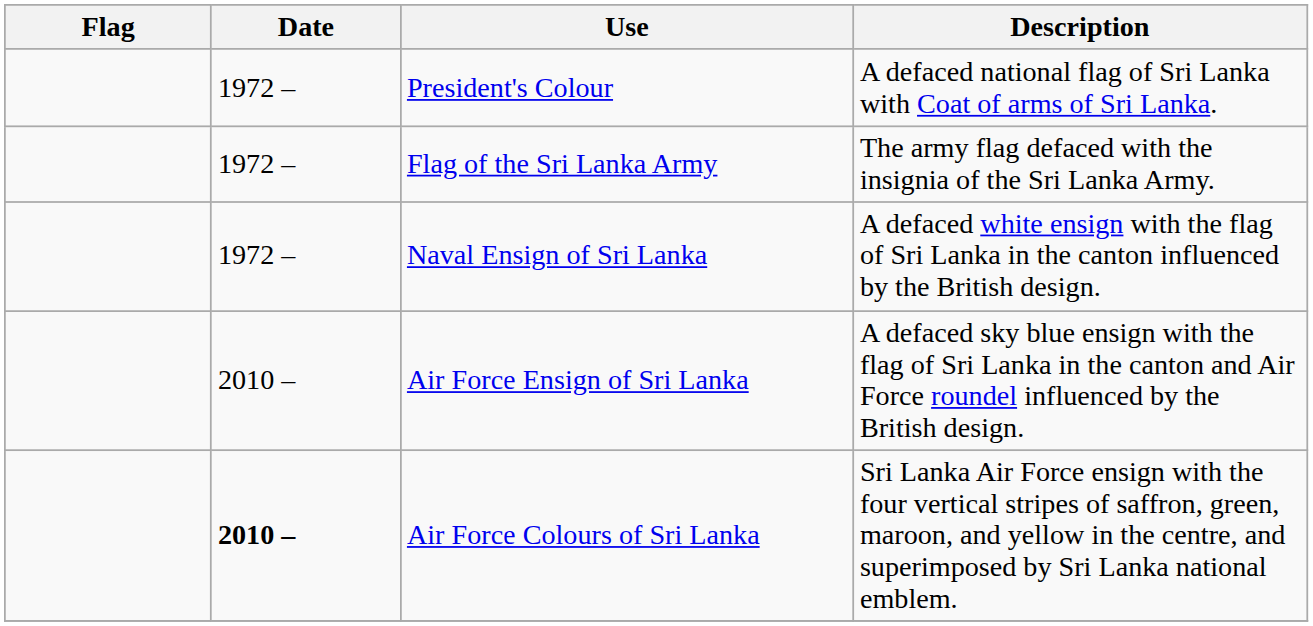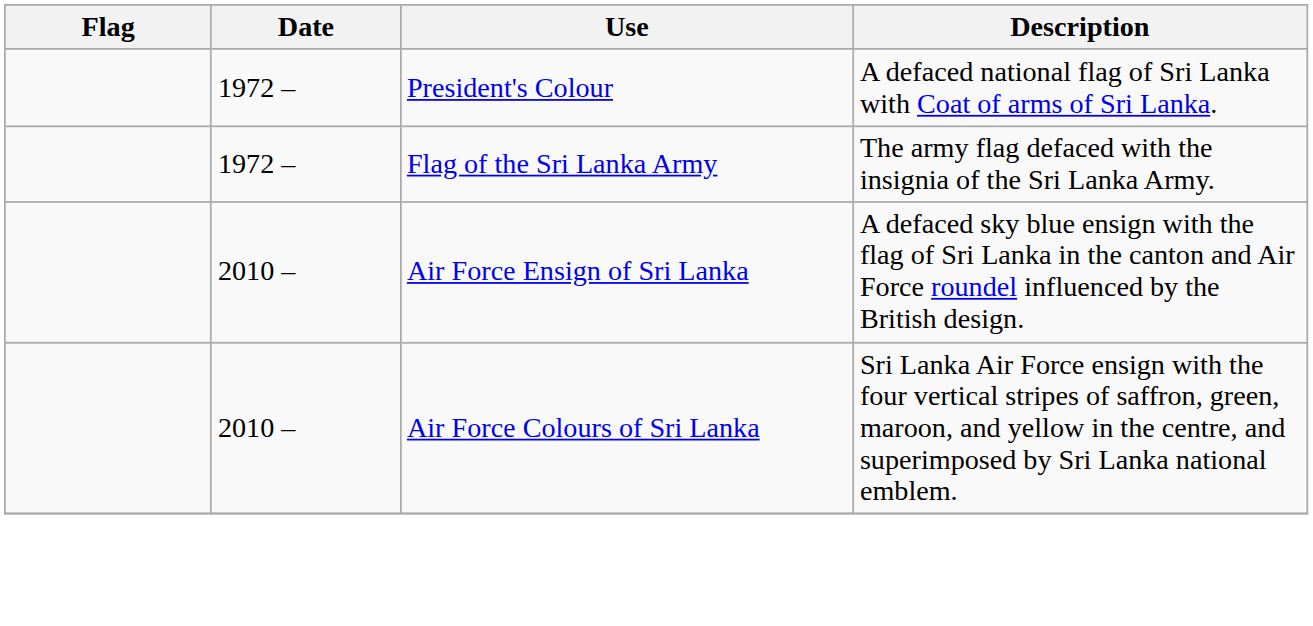- row: (557, 255)
(257, 535) bold -> (257, 427) normal
